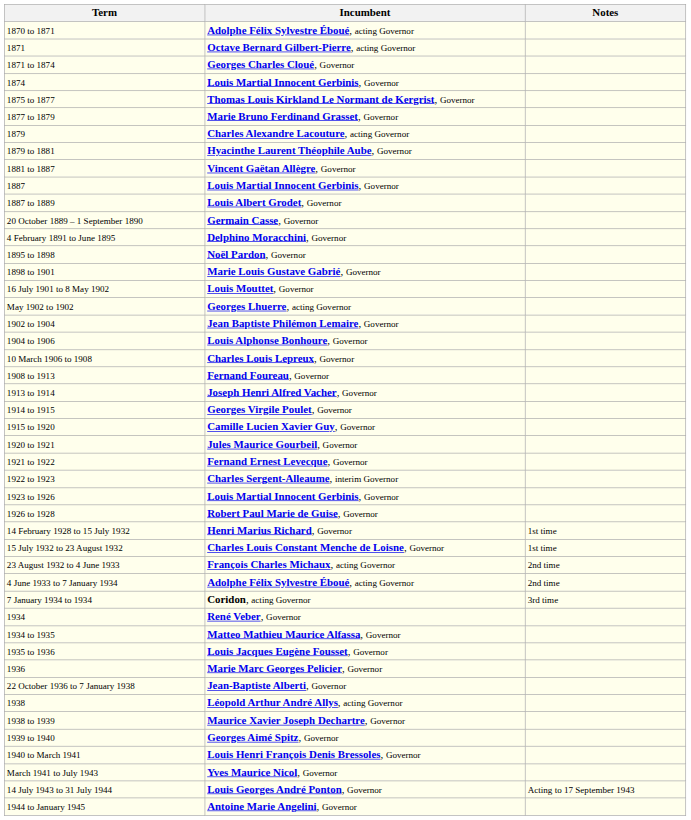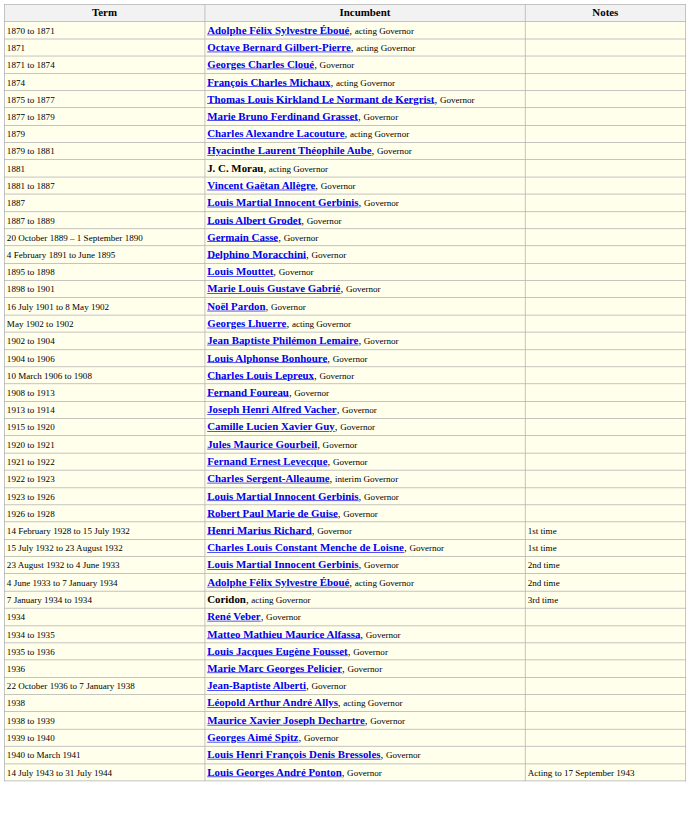(303, 82) Louis Martial Innocent Gerbinis, Governor -> (301, 82) François Charles Michaux, acting Governor
+ row: (16, 169)
(256, 254) Noël Pardon, Governor -> (260, 271) Louis Mouttet, Governor
(260, 289) Louis Mouttet, Governor -> (256, 306) Noël Pardon, Governor
- row: (31, 410)
(301, 565) François Charles Michaux, acting Governor -> (303, 565) Louis Martial Innocent Gerbinis, Governor
- row: (52, 773)
- row: (46, 807)
